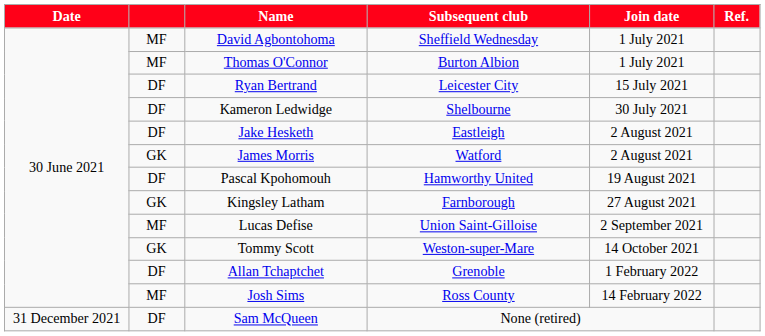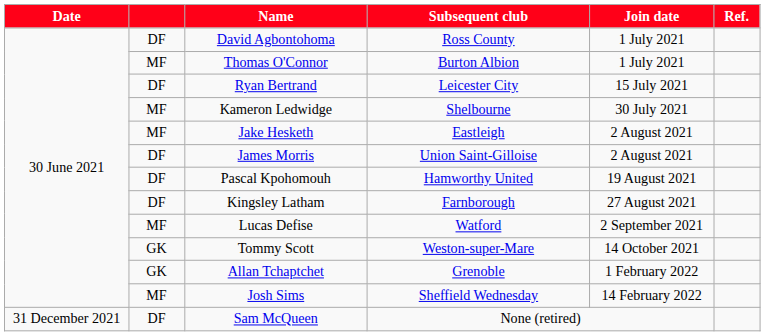(157, 39) MF -> (157, 39) DF
(478, 39) Sheffield Wednesday -> (478, 39) Ross County
(157, 109) DF -> (157, 109) MF
(157, 132) DF -> (157, 132) MF
(157, 156) GK -> (157, 156) DF
(478, 156) Watford -> (478, 156) Union Saint-Gilloise
(157, 202) GK -> (157, 202) DF
(478, 226) Union Saint-Gilloise -> (478, 226) Watford
(157, 272) DF -> (157, 272) GK
(478, 295) Ross County -> (478, 295) Sheffield Wednesday
